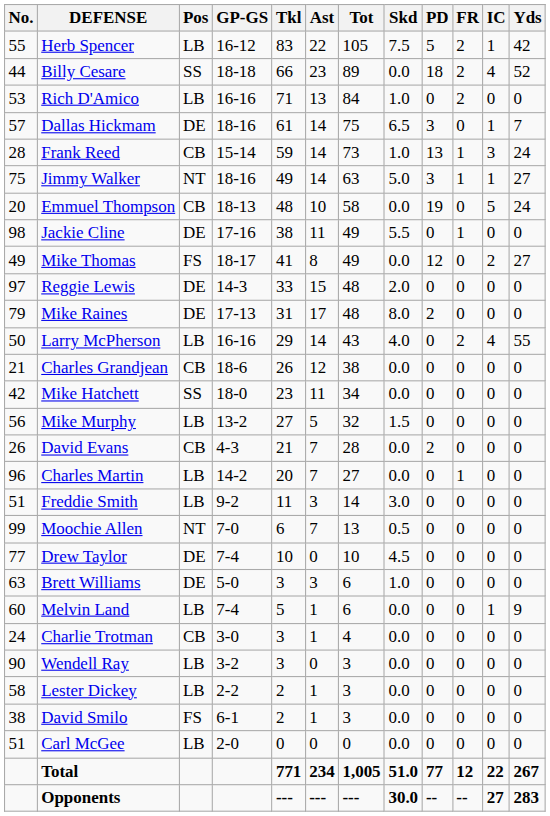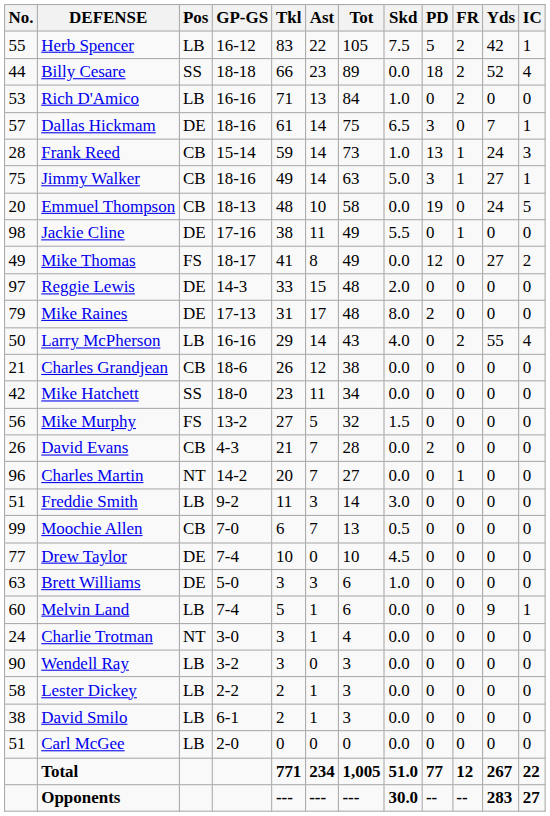columns swapped: (496, 17) <-> (528, 17)
(194, 179) NT -> (194, 179) CB
(194, 421) LB -> (192, 421) FS
(194, 475) LB -> (194, 475) NT
(194, 529) NT -> (194, 529) CB
(194, 636) CB -> (194, 636) NT
(192, 717) FS -> (194, 717) LB
